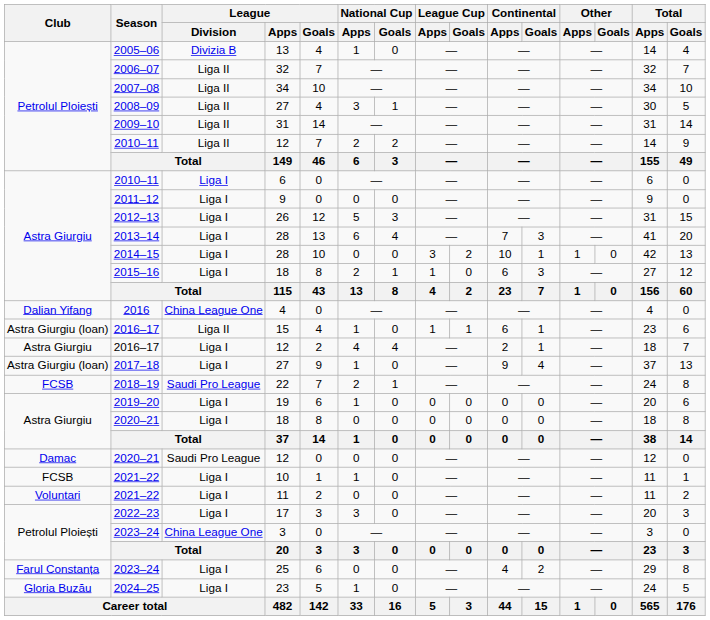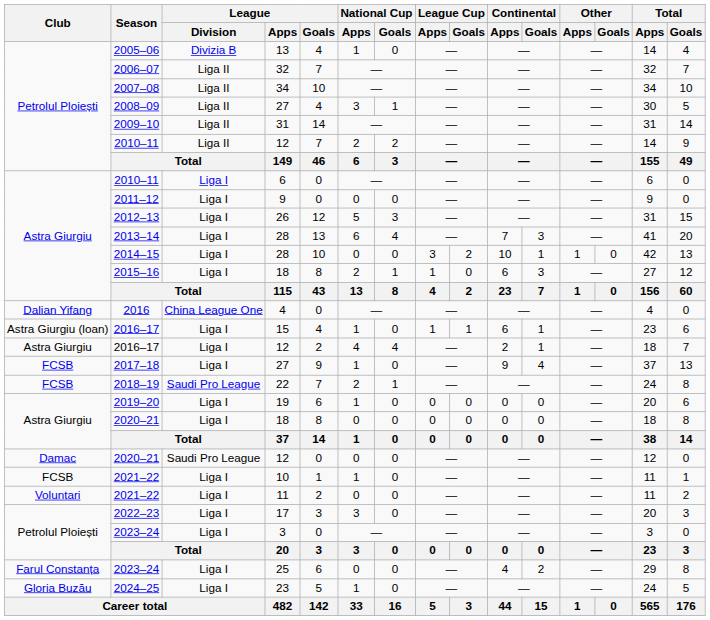(214, 328) Liga II -> (214, 328) Liga I
(58, 365) Astra Giurgiu (loan) -> (58, 365) FCSB
(214, 532) China League One -> (214, 532) Liga I
